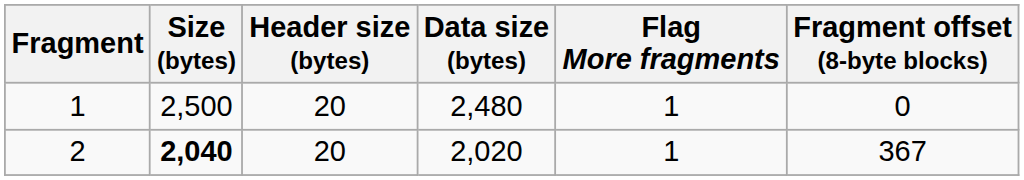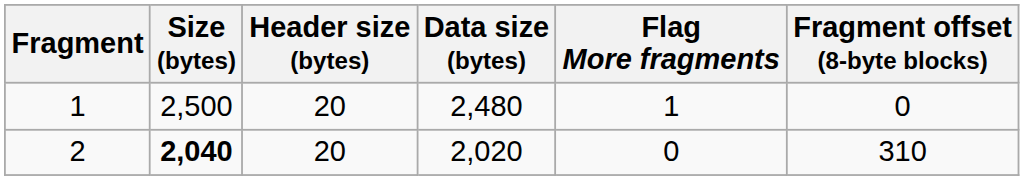(671, 151) 1 -> (671, 151) 0
(903, 151) 367 -> (903, 151) 310
